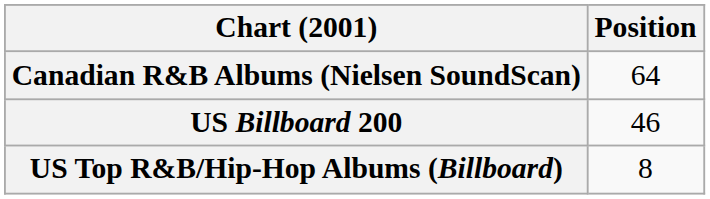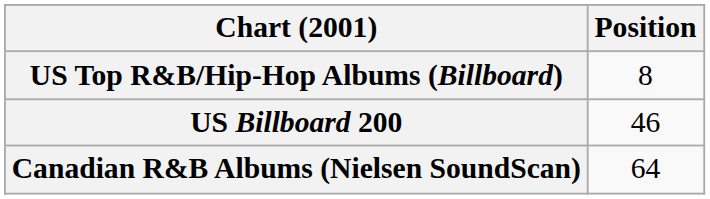rows swapped: (296, 74) <-> (296, 168)
